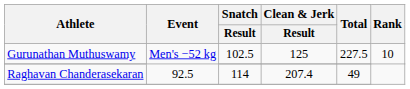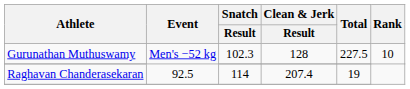(240, 54) 102.5 -> (240, 54) 102.3
(299, 54) 125 -> (299, 54) 128
(354, 74) 49 -> (354, 74) 19
